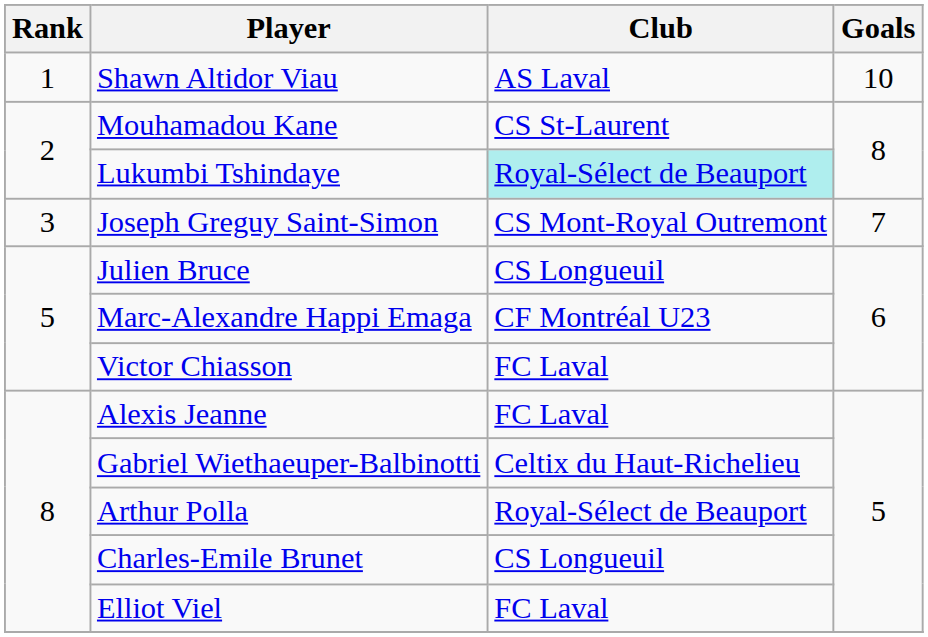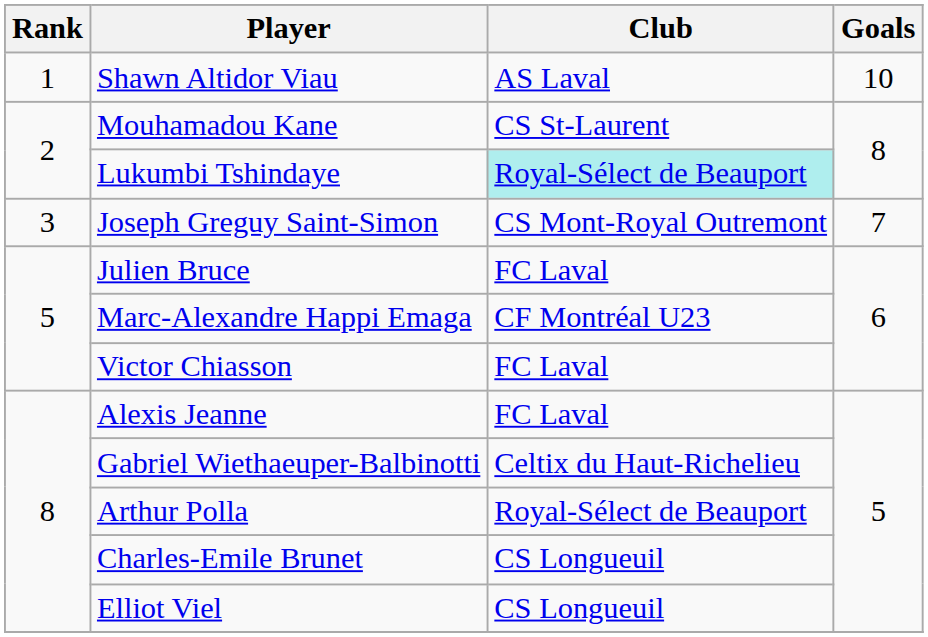(579, 269) CS Longueuil -> (551, 269) FC Laval
(551, 607) FC Laval -> (579, 607) CS Longueuil
